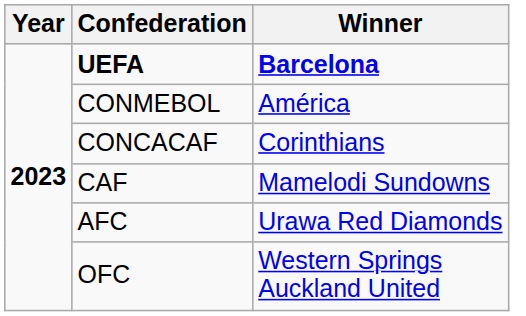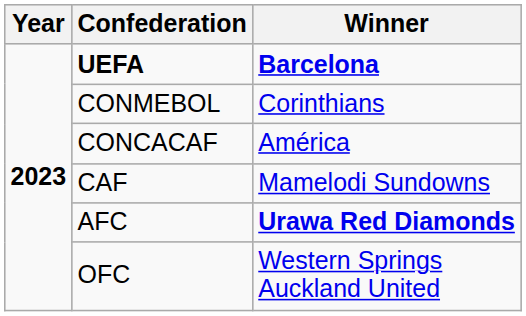(304, 103) América -> (321, 103) Corinthians
(321, 143) Corinthians -> (304, 143) América
(380, 222) normal -> (387, 222) bold
